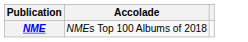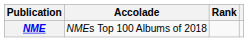+ column: (224, 12)
